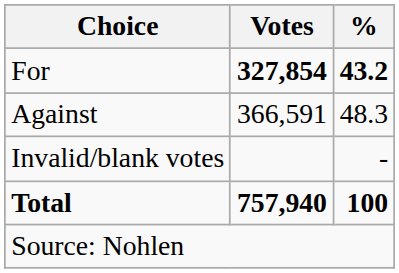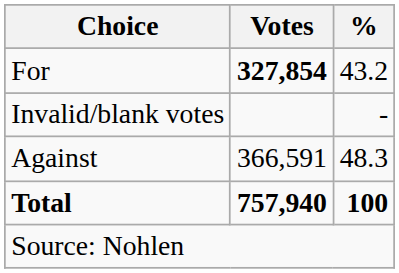(364, 70) bold -> (364, 70) normal
rows swapped: (54, 114) <-> (118, 158)
